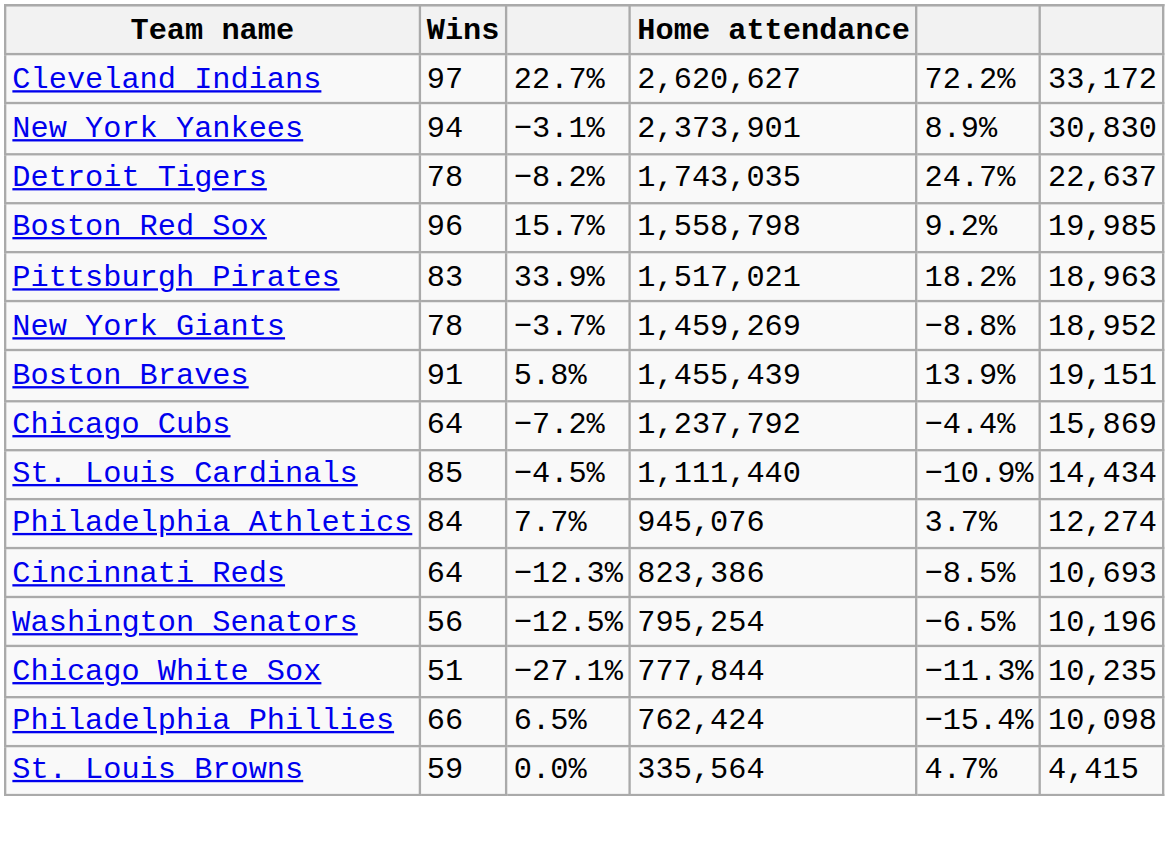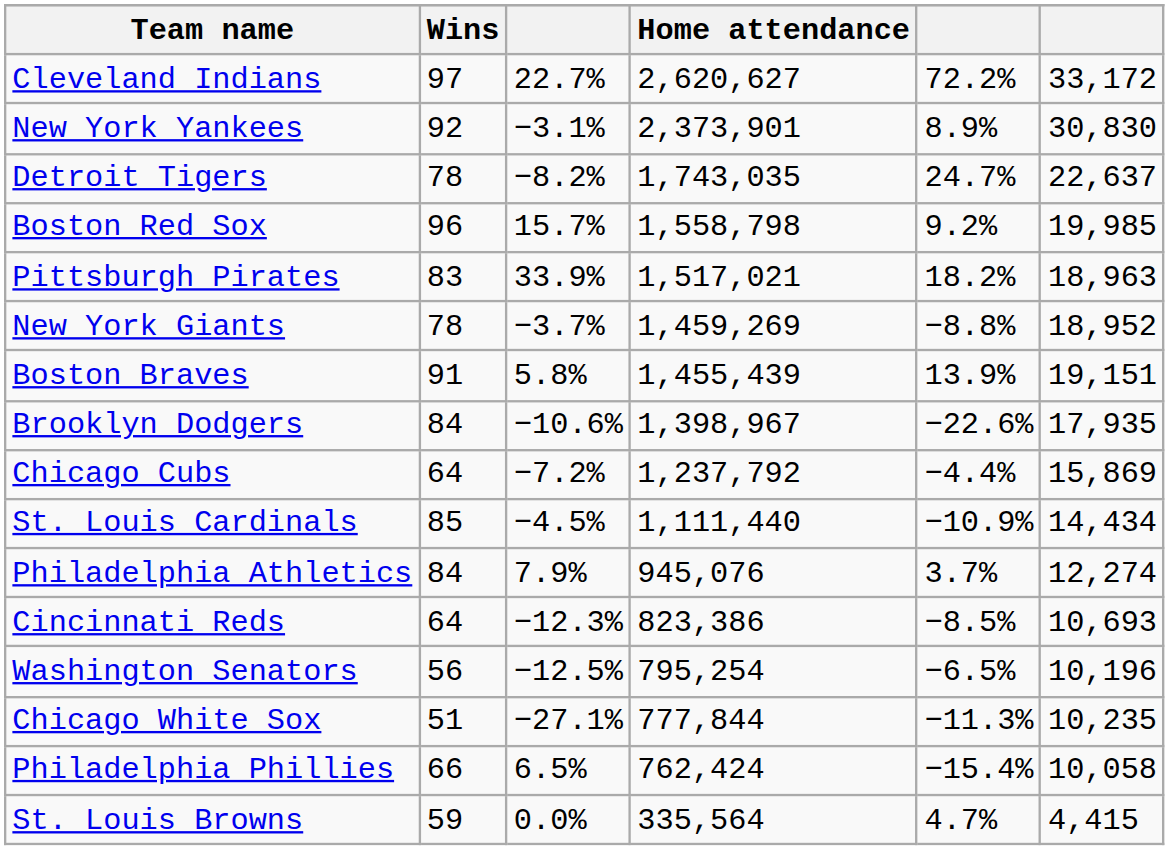(445, 129) 94 -> (445, 129) 92
+ row: (158, 425)
(550, 524) 7.7% -> (550, 573) 7.9%
(1102, 721) 10,098 -> (1102, 770) 10,058
